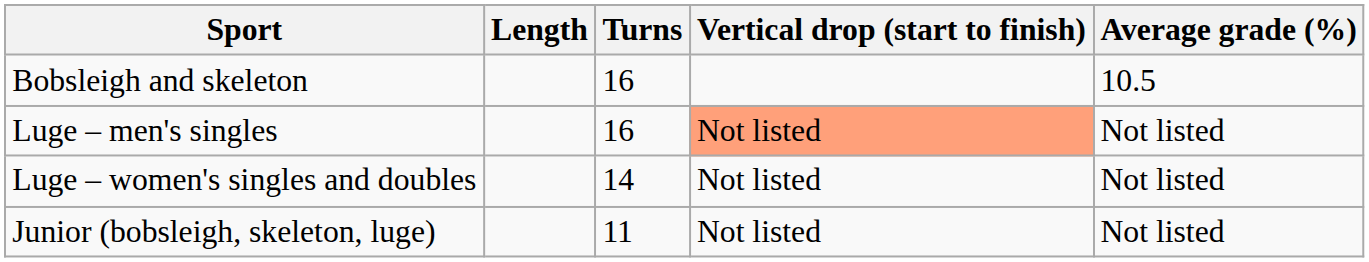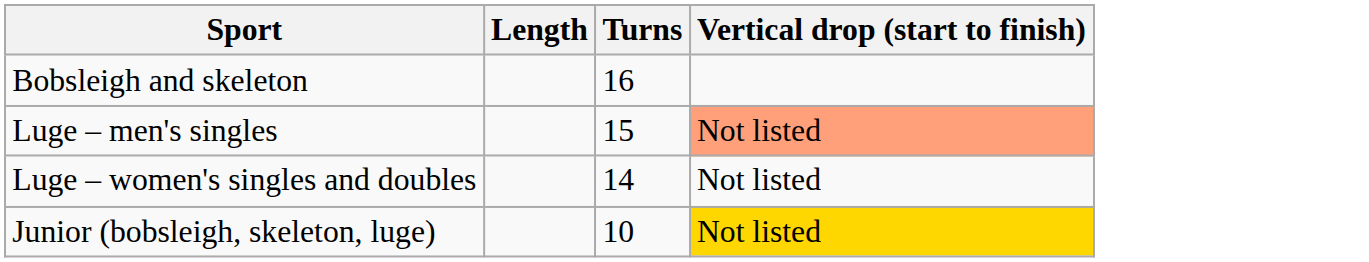- column: (1229, 29)
(618, 130) 16 -> (618, 130) 15
(618, 230) 11 -> (618, 230) 10
(759, 230) no background -> (759, 230) gold background
